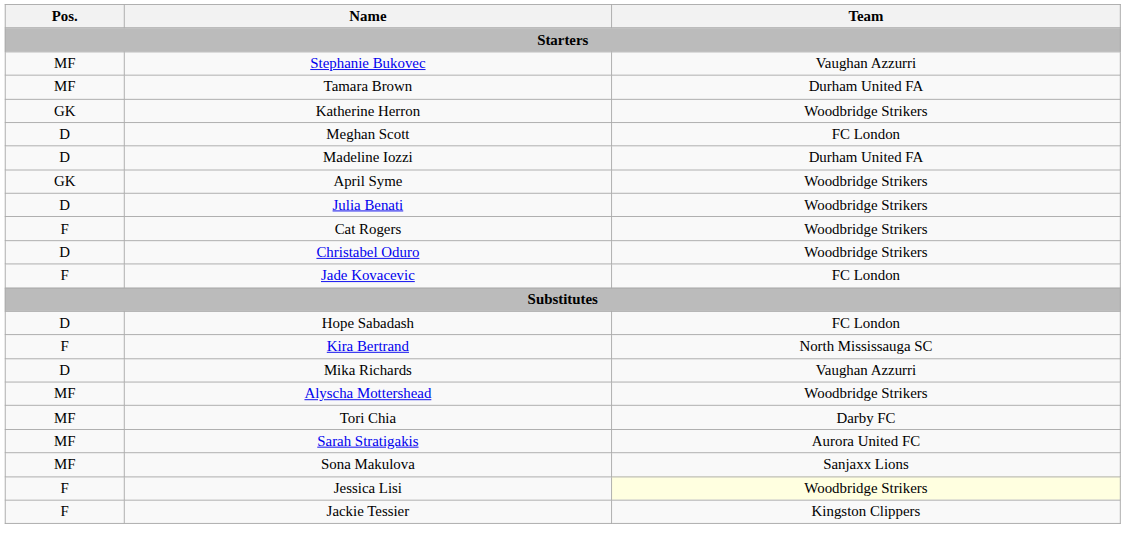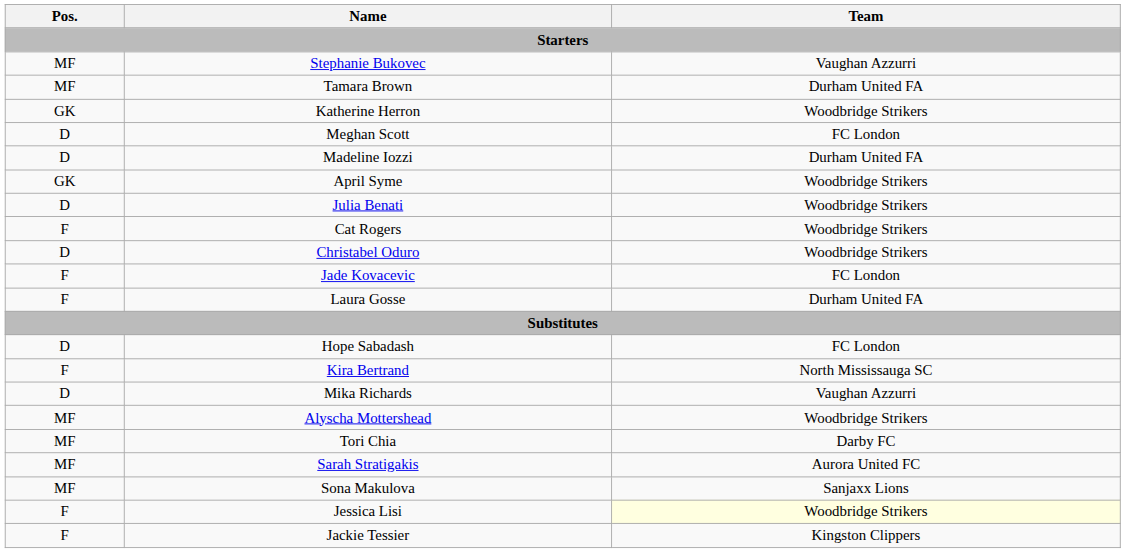+ row: (368, 299)
